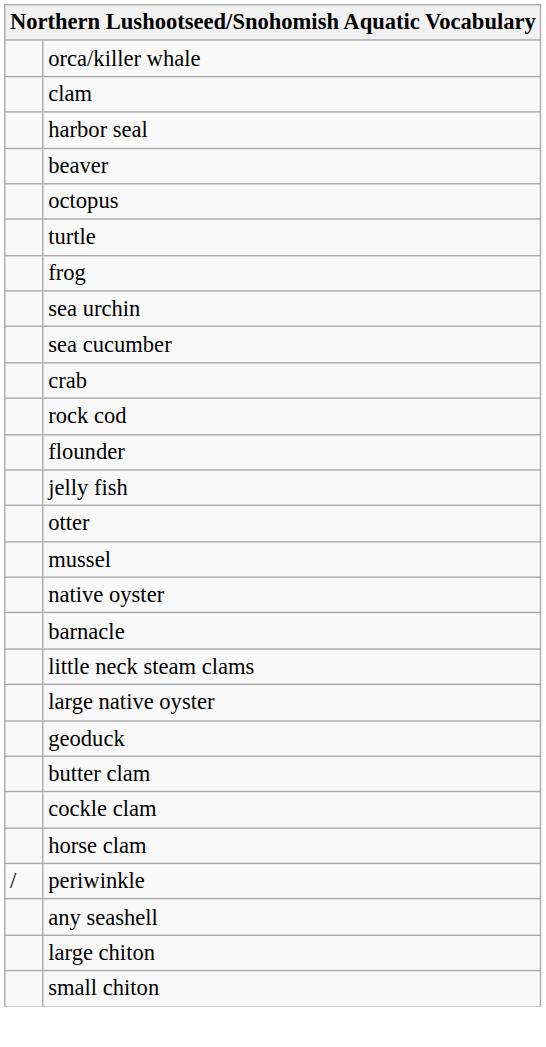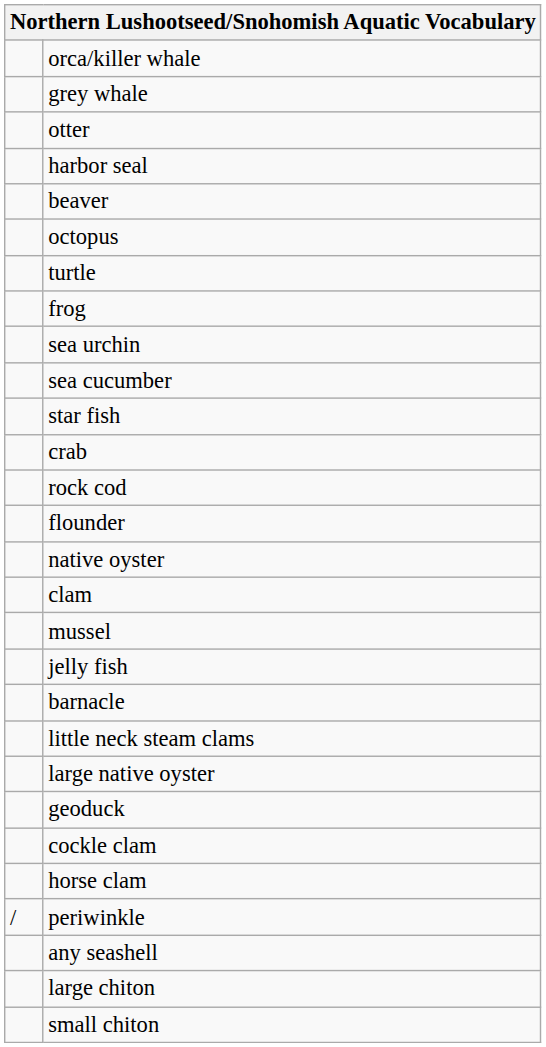+ row: (98, 93)
rows swapped: (69, 523) <-> (70, 93)
+ row: (84, 415)
rows swapped: (88, 487) <-> (106, 594)
- row: (99, 773)
